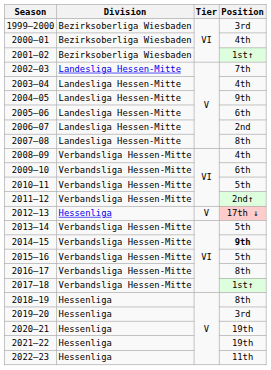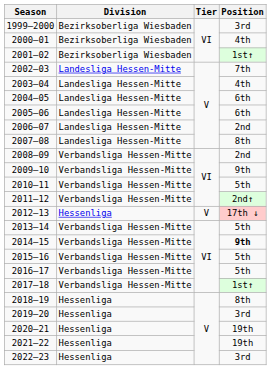(243, 98) 9th -> (243, 98) 6th
(243, 156) 4th -> (243, 156) 2nd
(243, 170) 6th -> (243, 170) 9th
(243, 271) 8th -> (243, 271) 5th
(243, 357) 11th -> (243, 357) 3rd
